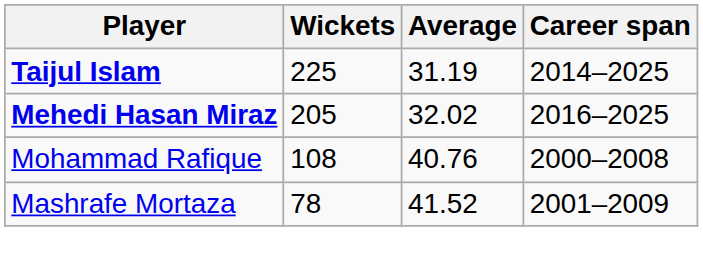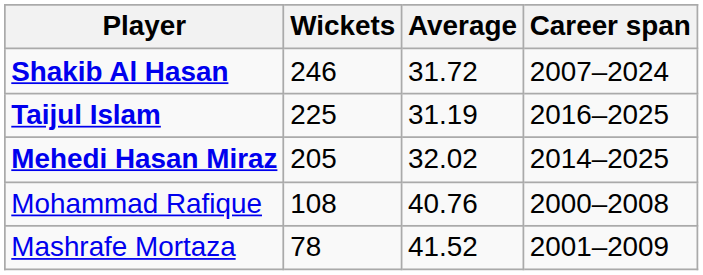+ row: (120, 70)
(599, 70) 2014–2025 -> (599, 114) 2016–2025
(599, 114) 2016–2025 -> (599, 159) 2014–2025
